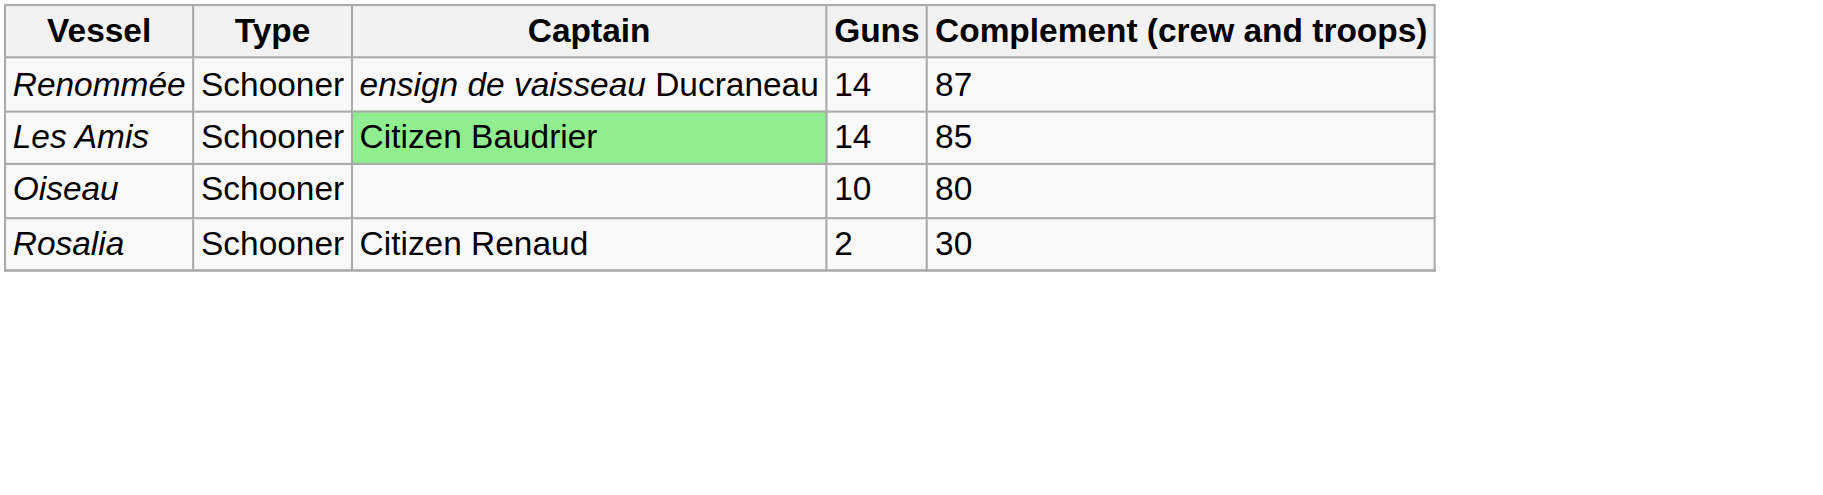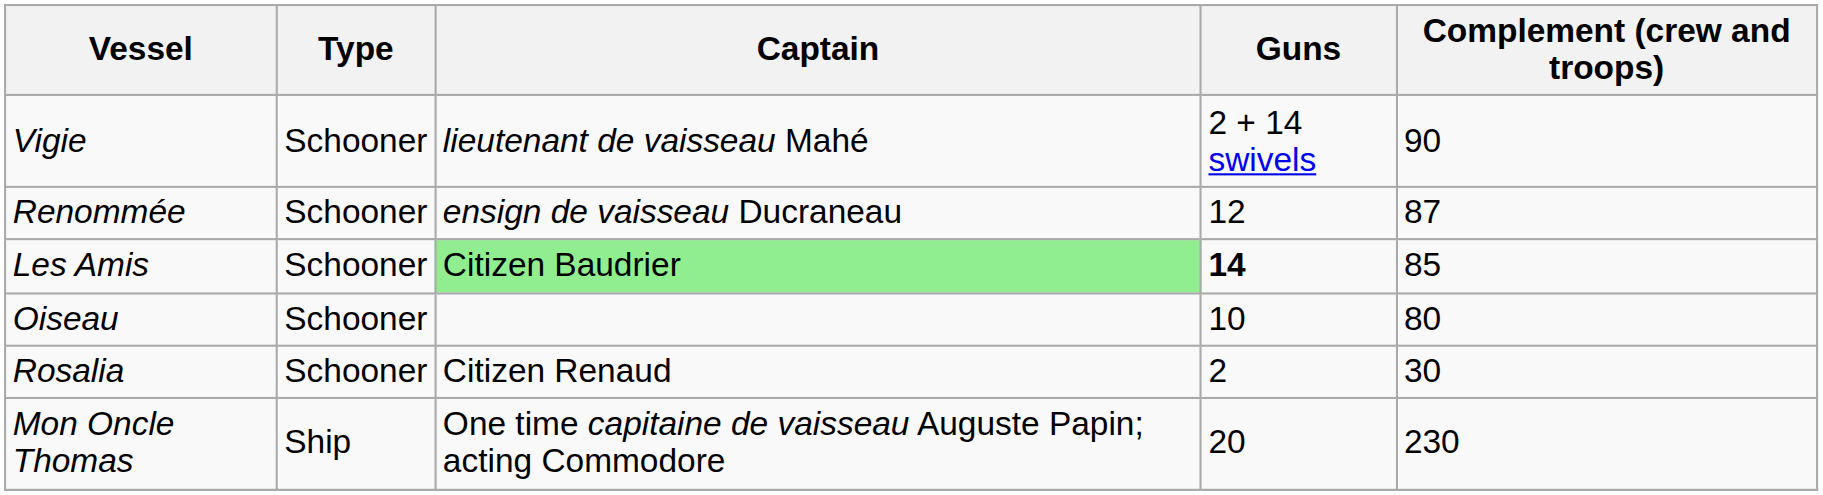+ row: (50, 140)
(853, 84) 14 -> (1227, 212) 12
(853, 137) normal -> (1227, 265) bold
+ row: (94, 443)
